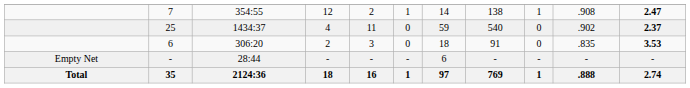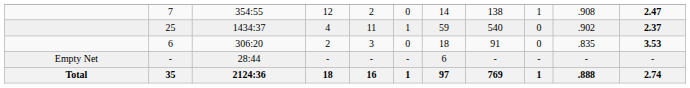(408, 12) 1 -> (408, 12) 0
(408, 28) 0 -> (408, 28) 1
